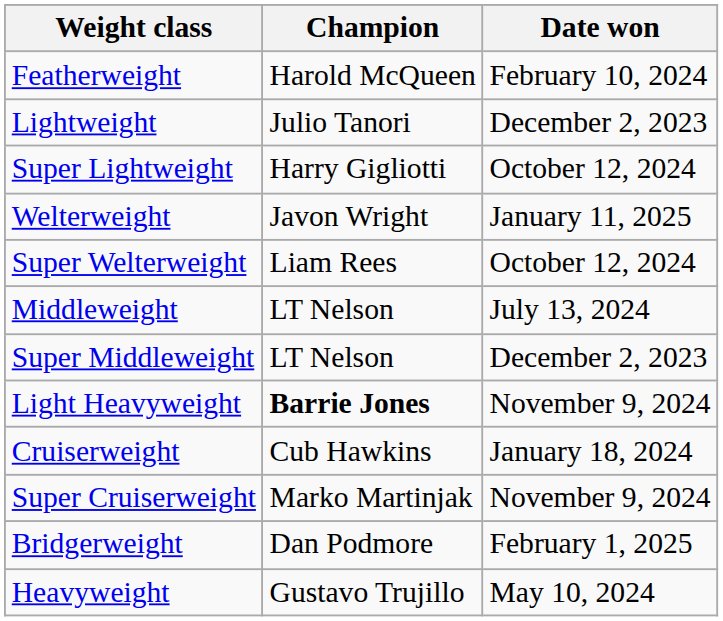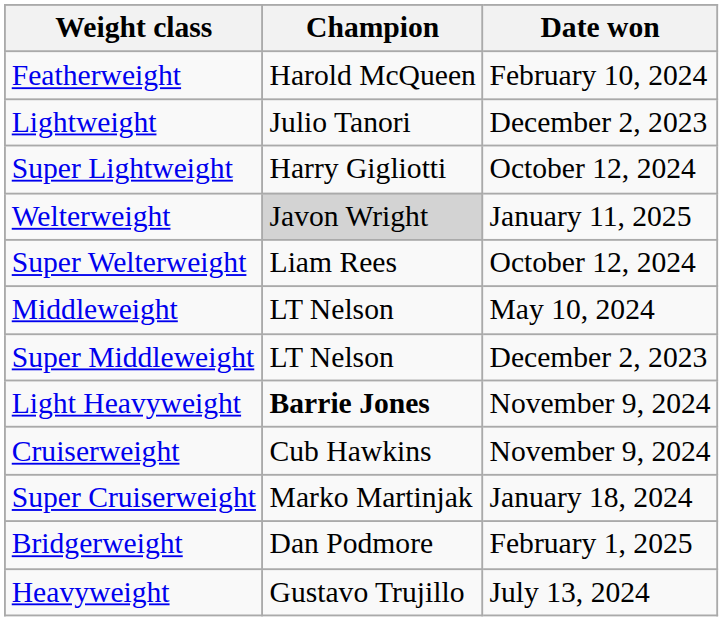(349, 215) no background -> (349, 215) lightgrey background
(570, 309) July 13, 2024 -> (572, 309) May 10, 2024
(591, 450) January 18, 2024 -> (600, 450) November 9, 2024
(600, 497) November 9, 2024 -> (591, 497) January 18, 2024
(572, 591) May 10, 2024 -> (570, 591) July 13, 2024
